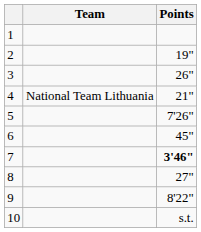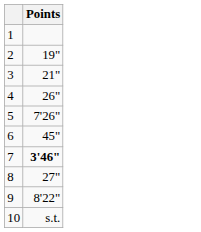- column: (90, 14)
(185, 75) 26" -> (51, 75) 21"
(185, 95) 21" -> (51, 95) 26"
